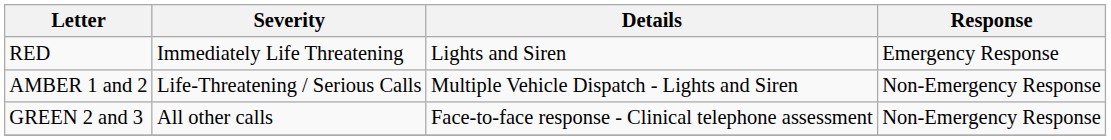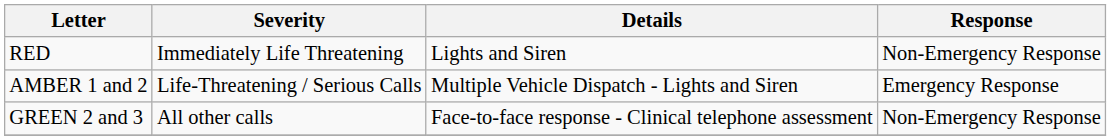(970, 53) Emergency Response -> (992, 53) Non-Emergency Response
(992, 85) Non-Emergency Response -> (970, 85) Emergency Response
